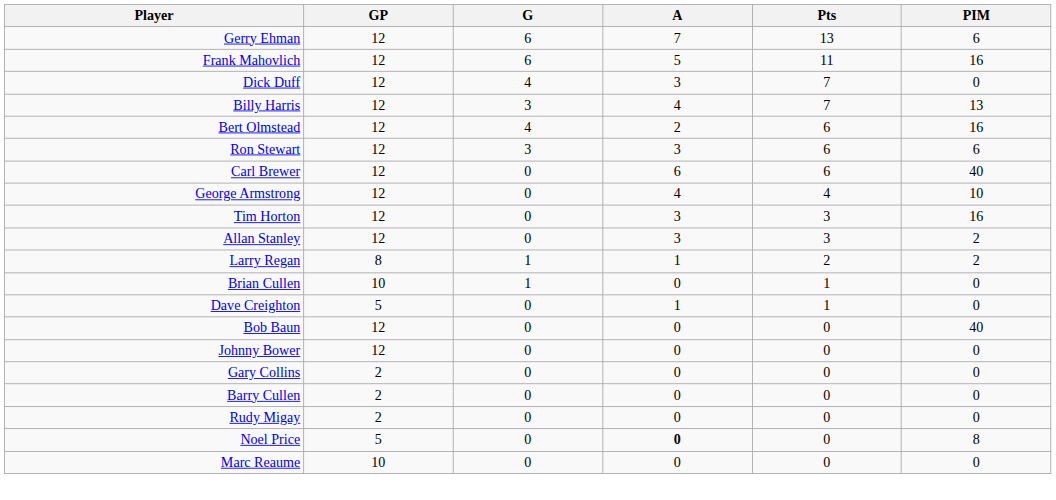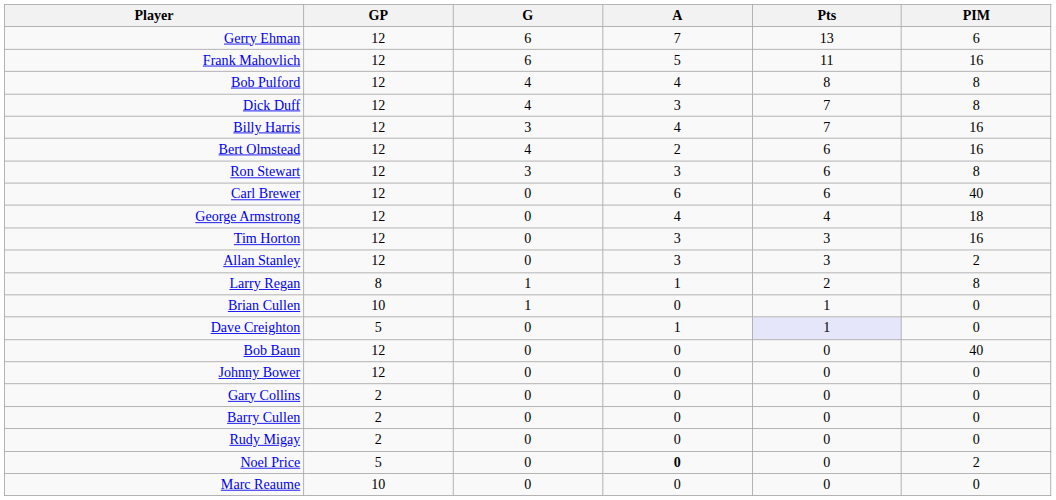+ row: (266, 82)
(976, 82) 0 -> (976, 104) 8
(976, 104) 13 -> (976, 127) 16
(976, 149) 6 -> (976, 171) 8
(976, 194) 10 -> (976, 216) 18
(976, 261) 2 -> (976, 283) 8
(827, 305) no background -> (827, 328) lavender background
(976, 439) 8 -> (976, 462) 2
